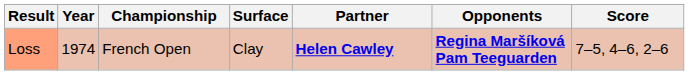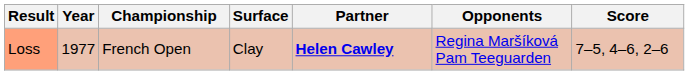(78, 49) 1974 -> (78, 49) 1977
(500, 49) bold -> (497, 49) normal
